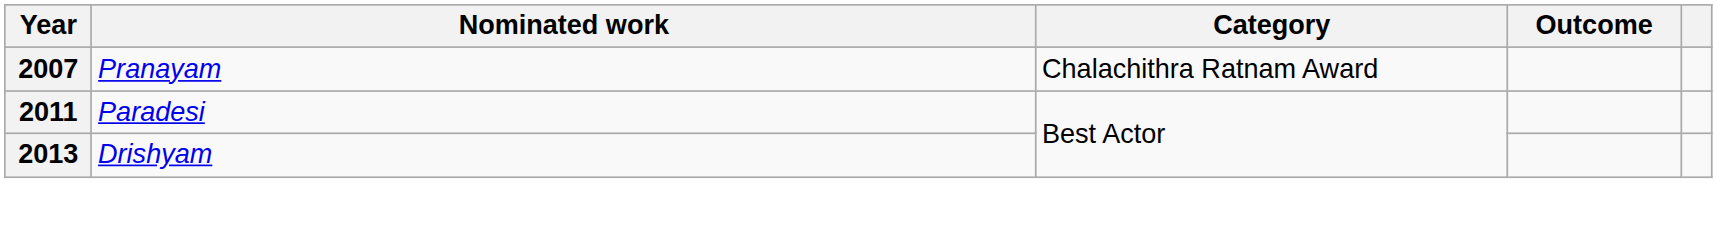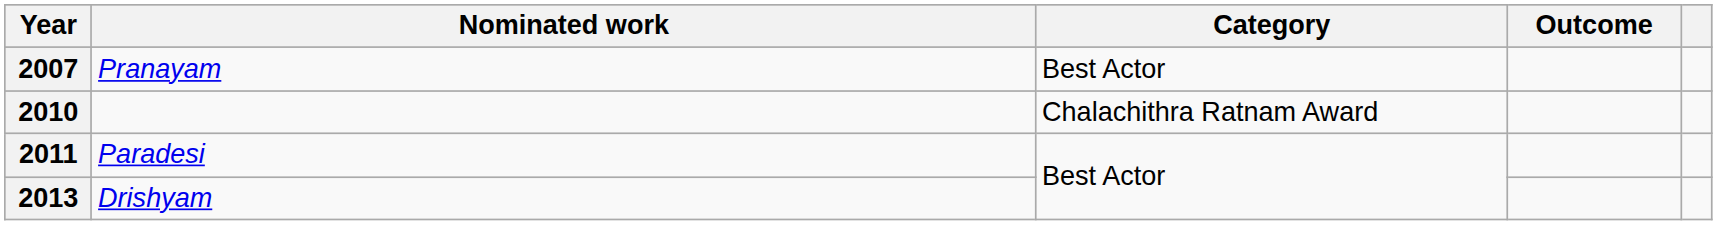(1210, 68) Chalachithra Ratnam Award -> (1104, 68) Best Actor
+ row: (48, 111)
